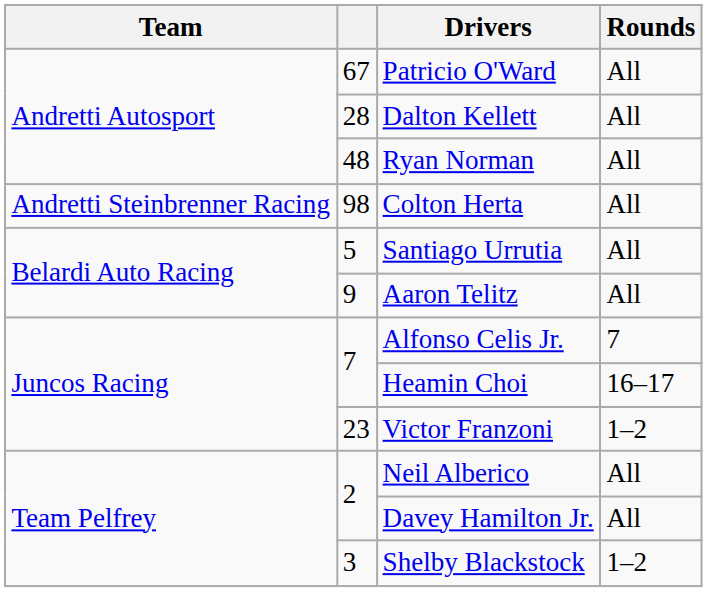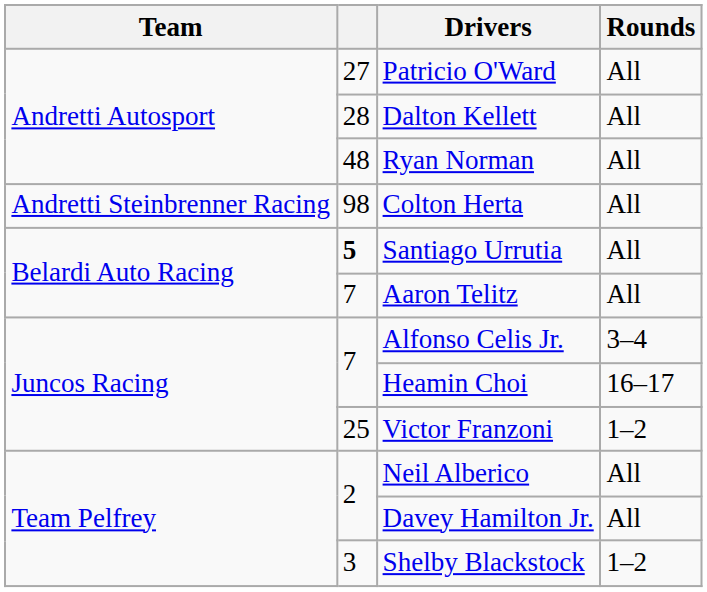(356, 71) 67 -> (356, 71) 27
(349, 249) normal -> (349, 249) bold
(349, 294) 9 -> (349, 294) 7
(613, 338) 7 -> (627, 338) 3–4
(356, 428) 23 -> (356, 428) 25
